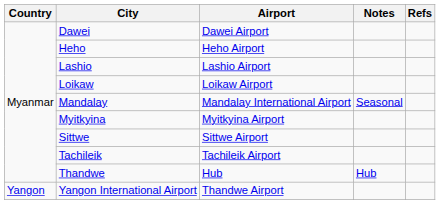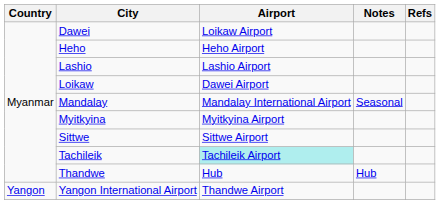(235, 31) Dawei Airport -> (237, 31) Loikaw Airport
(237, 84) Loikaw Airport -> (235, 84) Dawei Airport
(241, 155) no background -> (241, 155) paleturquoise background
